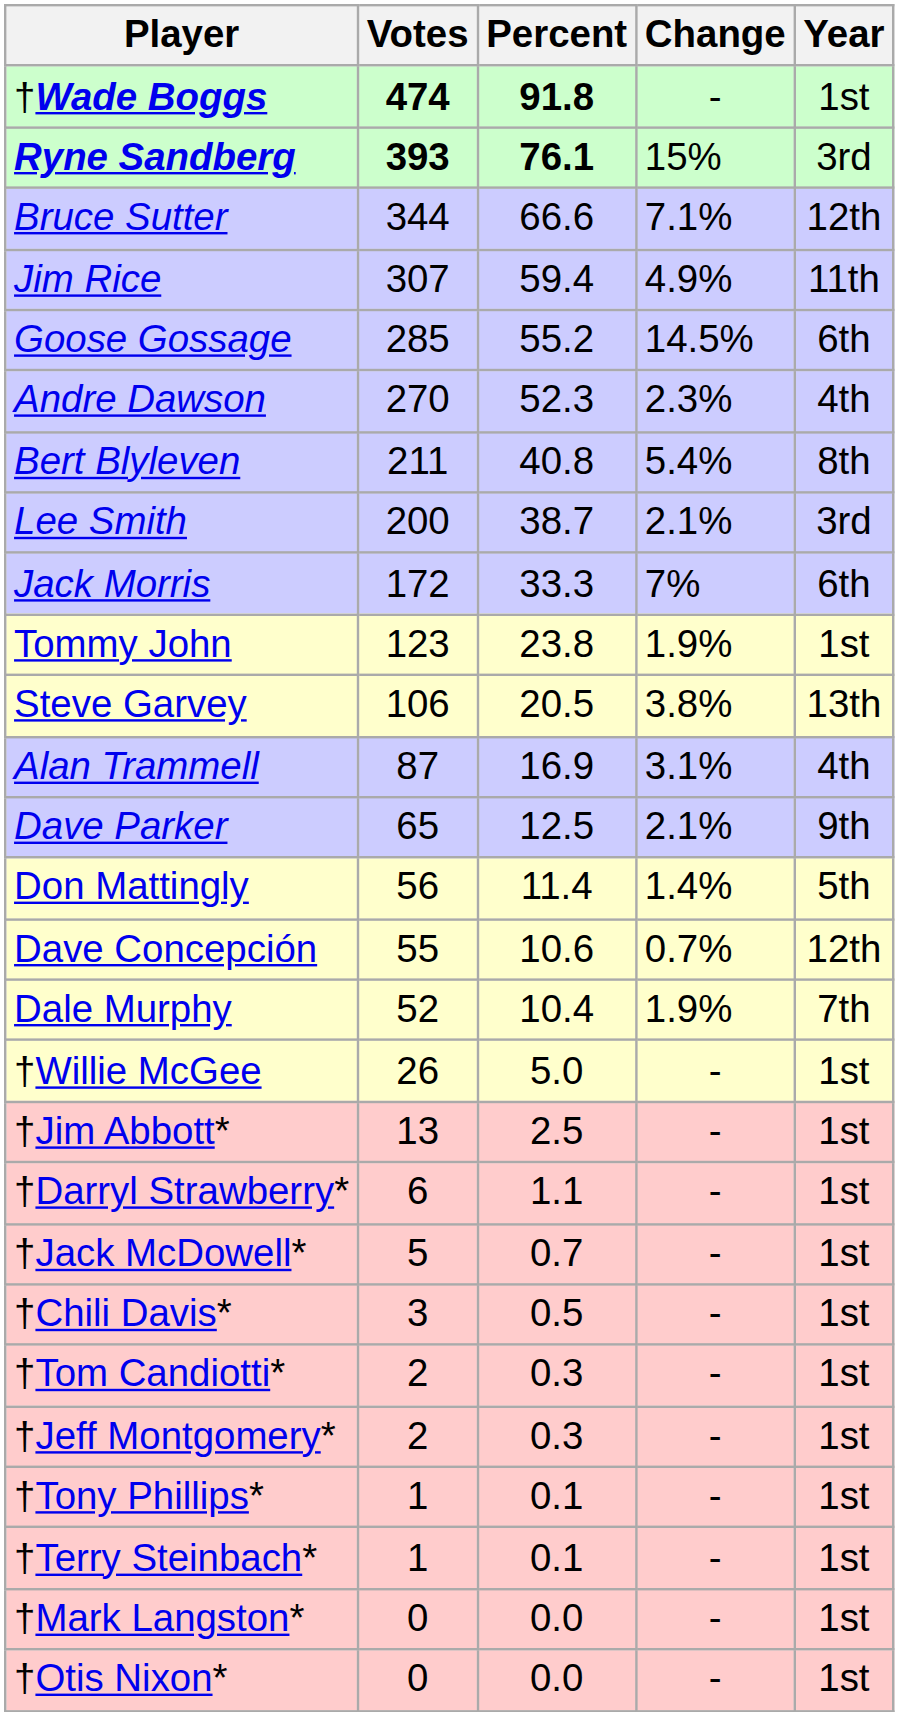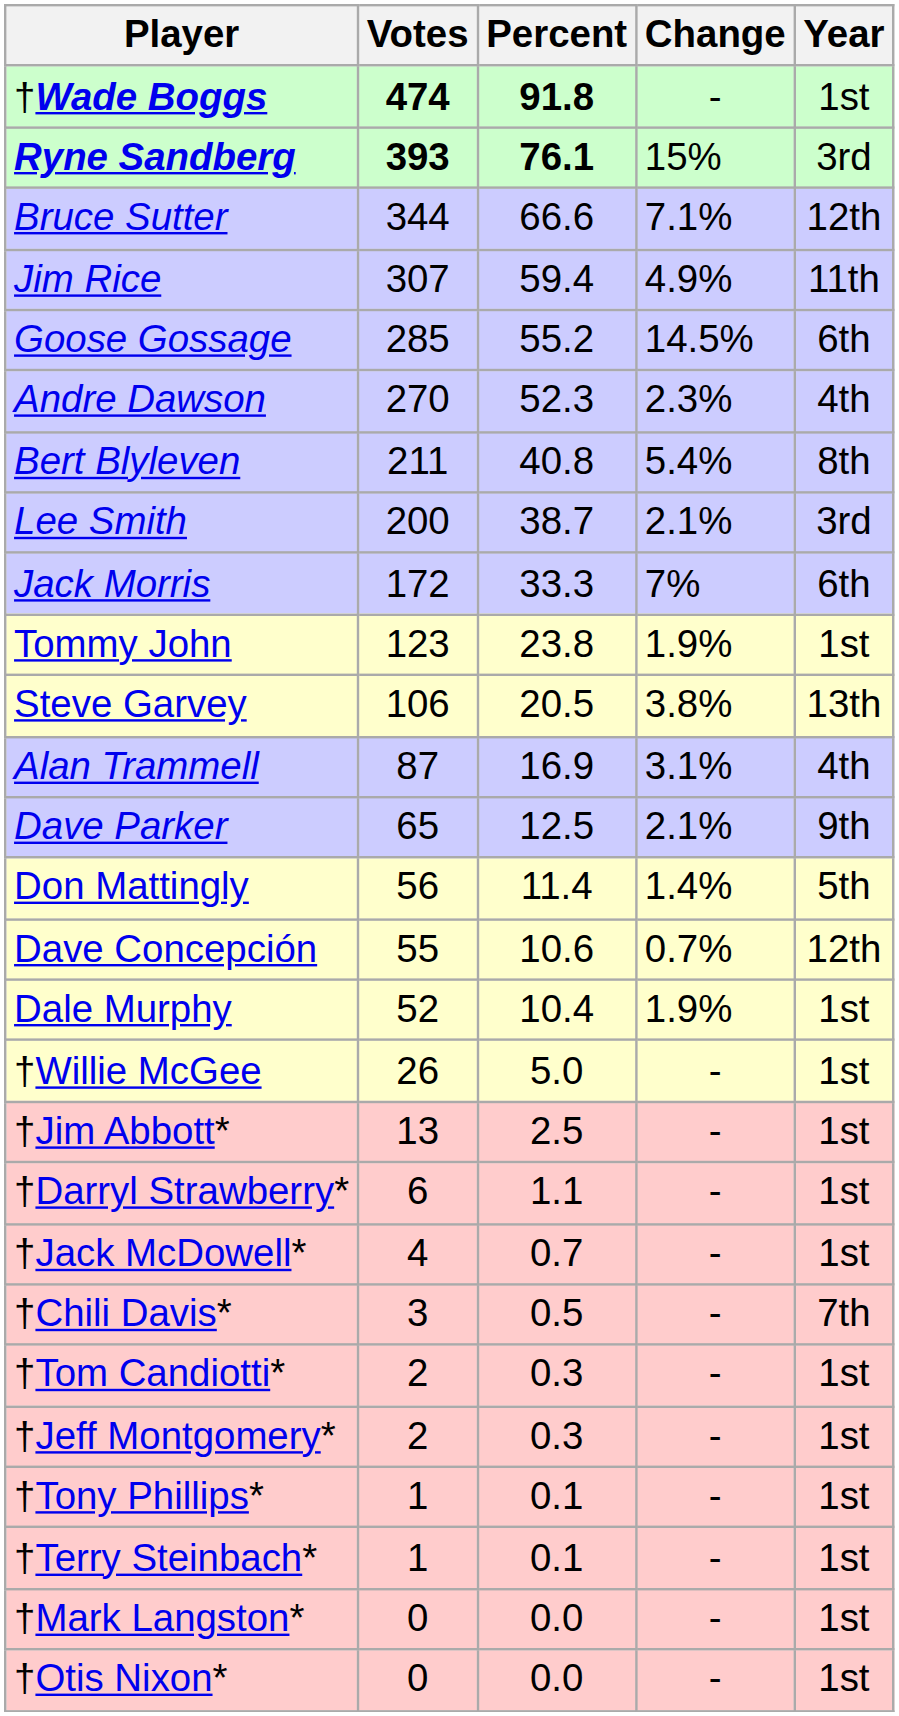(844, 1009) 7th -> (844, 1009) 1st
(418, 1252) 5 -> (418, 1252) 4
(844, 1313) 1st -> (844, 1313) 7th
